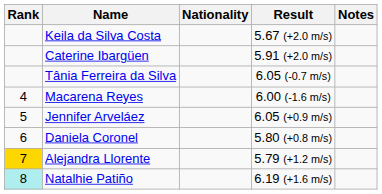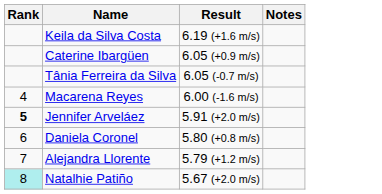- column: (215, 14)
(293, 35) 5.67 (+2.0 m/s) -> (221, 35) 6.19 (+1.6 m/s)
(293, 55) 5.91 (+2.0 m/s) -> (221, 55) 6.05 (+0.9 m/s)
(23, 117) normal -> (23, 117) bold
(293, 117) 6.05 (+0.9 m/s) -> (221, 117) 5.91 (+2.0 m/s)
(23, 158) gold background -> (23, 158) no background
(293, 179) 6.19 (+1.6 m/s) -> (221, 179) 5.67 (+2.0 m/s)
